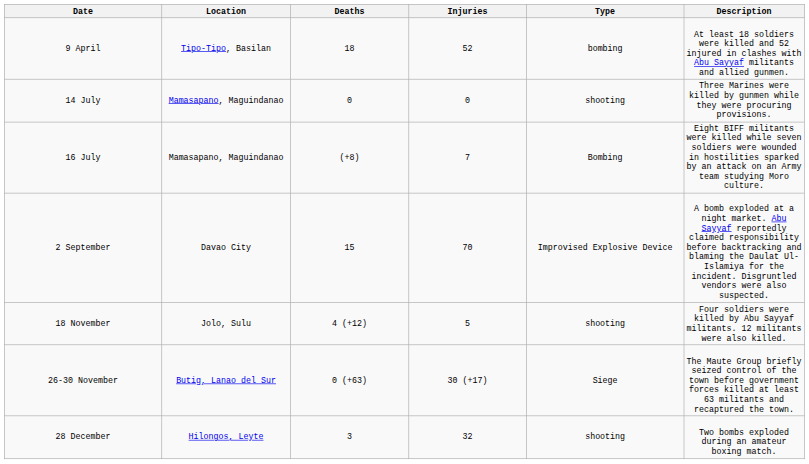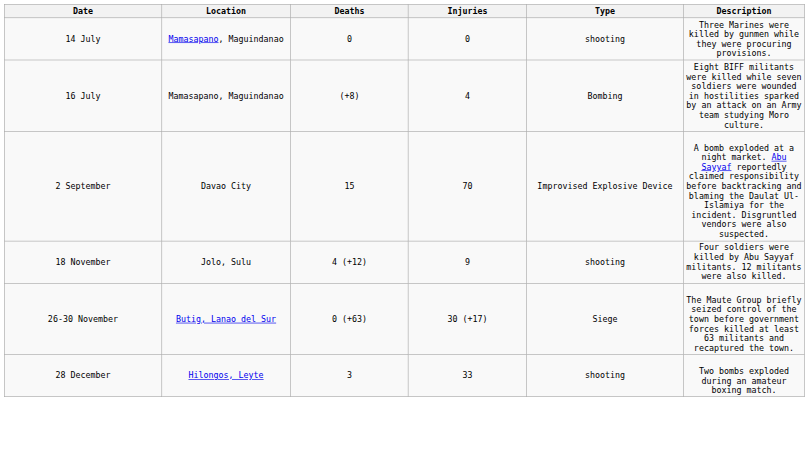- row: (83, 49)
(467, 157) 7 -> (467, 96) 4
(467, 324) 5 -> (467, 262) 9
(467, 437) 32 -> (467, 376) 33
